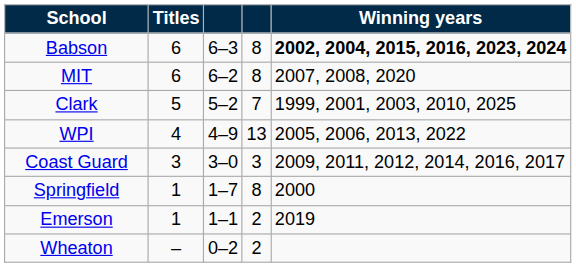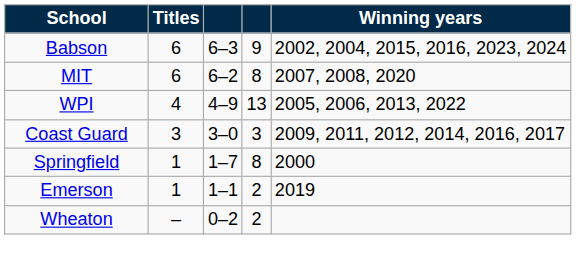(256, 47) 8 -> (256, 47) 9
(421, 47) bold -> (421, 47) normal
- row: (77, 104)
